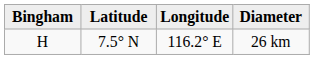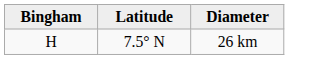- column: (195, 16)
